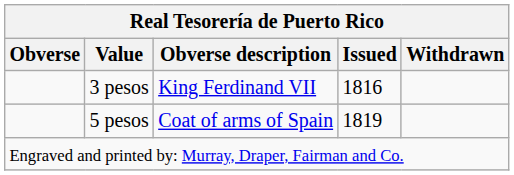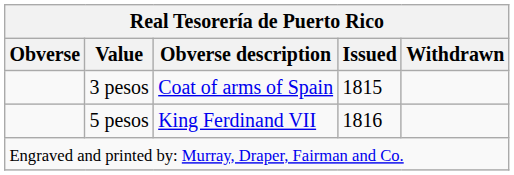(237, 87) King Ferdinand VII -> (246, 87) Coat of arms of Spain
(362, 87) 1816 -> (362, 87) 1815
(246, 120) Coat of arms of Spain -> (237, 120) King Ferdinand VII
(362, 120) 1819 -> (362, 120) 1816
